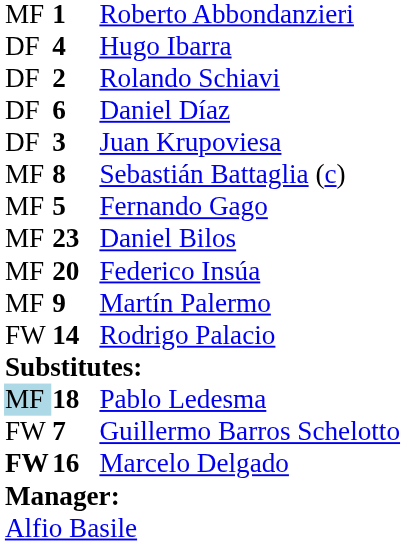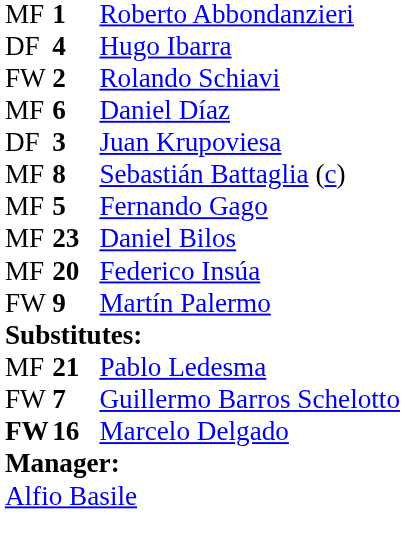(22, 77) DF -> (25, 77) FW
(22, 110) DF -> (25, 110) MF
(25, 302) MF -> (25, 302) FW
- row: (187, 334)
(25, 399) lightblue background -> (25, 367) no background
(66, 399) 18 -> (66, 367) 21
